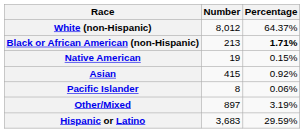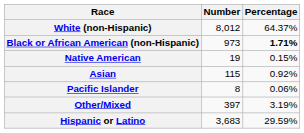(232, 43) 213 -> (232, 43) 973
(232, 74) 415 -> (232, 74) 115
(232, 105) 897 -> (232, 105) 397
